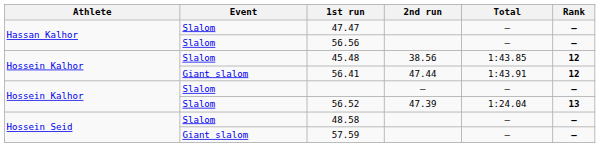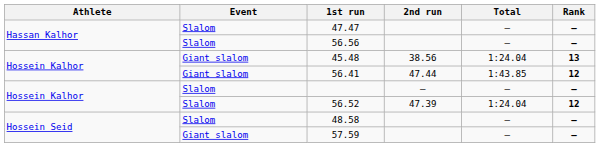(199, 58) Slalom -> (215, 58) Giant slalom
(507, 58) 1:43.85 -> (507, 58) 1:24.04
(574, 58) 12 -> (574, 58) 13
(507, 73) 1:43.91 -> (507, 73) 1:43.85
(574, 104) 13 -> (574, 104) 12
